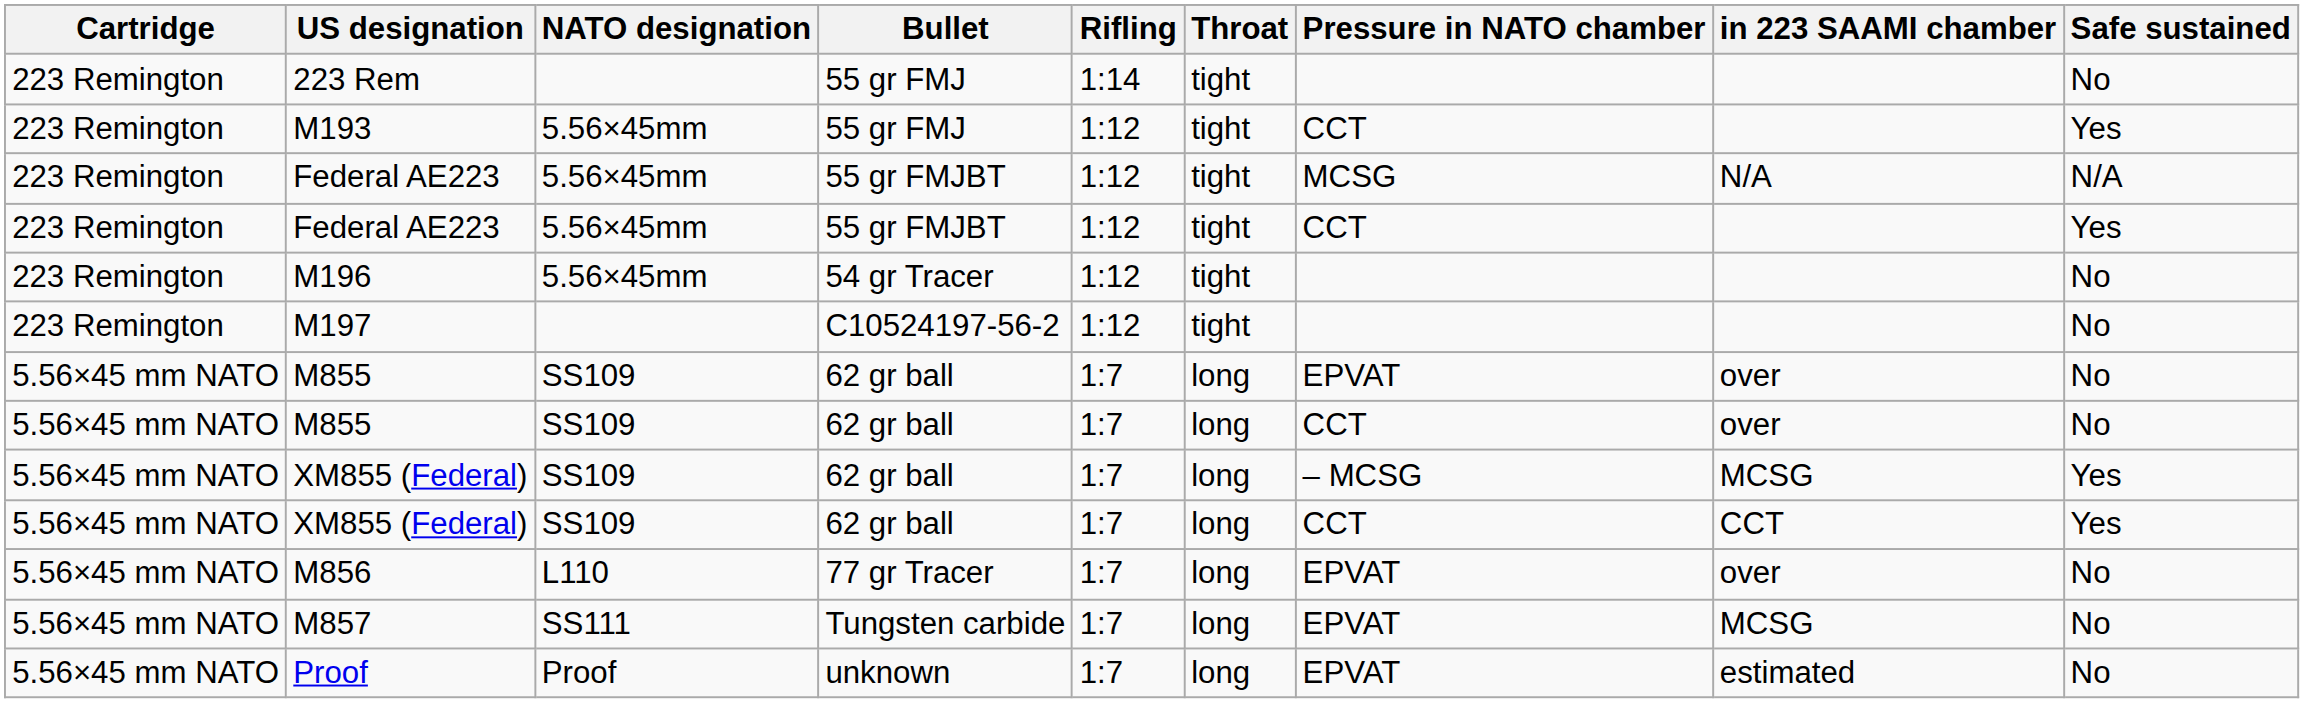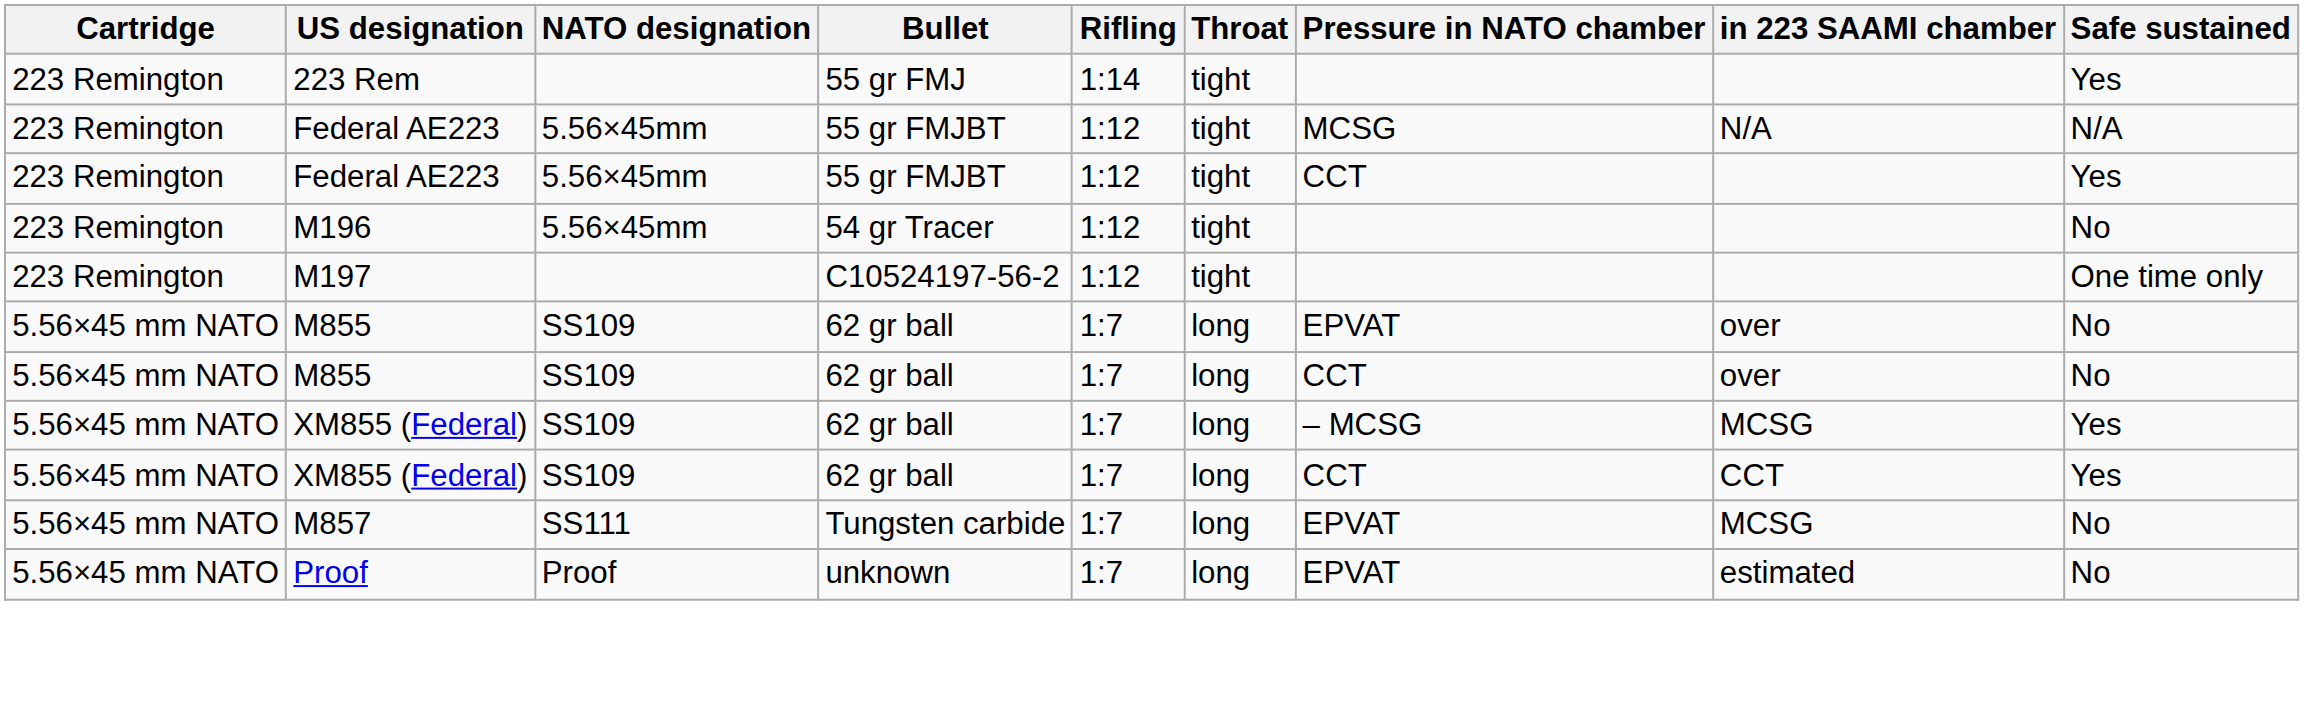(2091, 78) No -> (2096, 78) Yes
- row: (332, 128)
(2091, 326) No -> (2167, 276) One time only
- row: (332, 573)
